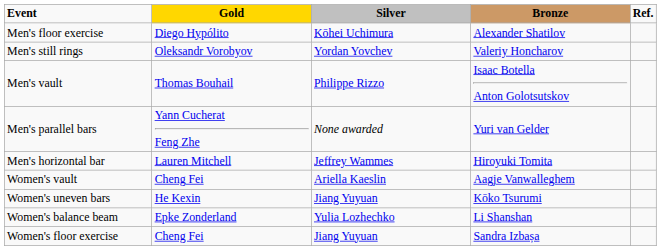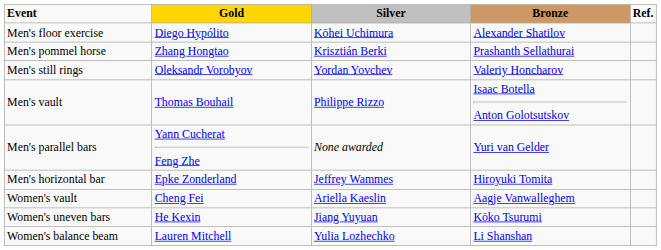+ row: (57, 51)
(193, 161) Lauren Mitchell -> (196, 179) Epke Zonderland
(196, 217) Epke Zonderland -> (193, 236) Lauren Mitchell
- row: (63, 236)
